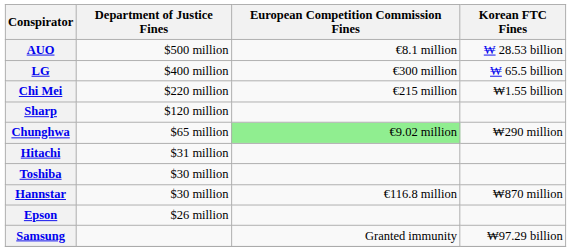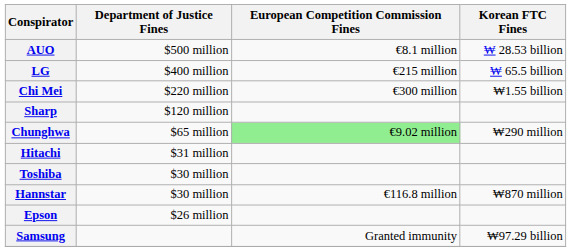(425, 70) €300 million -> (425, 70) €215 million
(425, 91) €215 million -> (425, 91) €300 million
